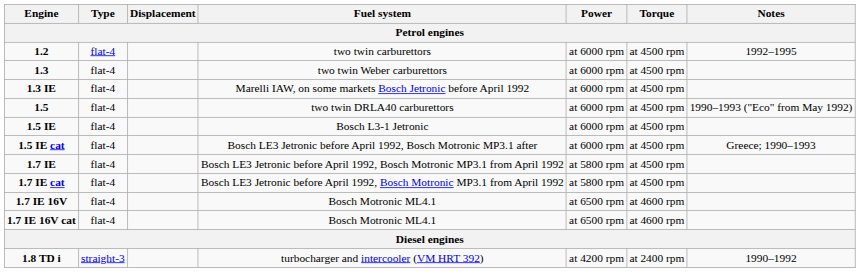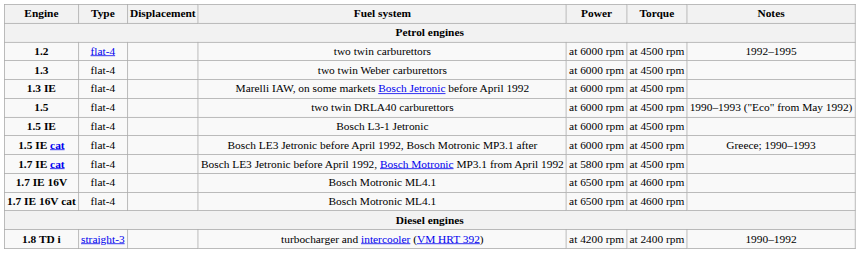- row: (41, 164)
